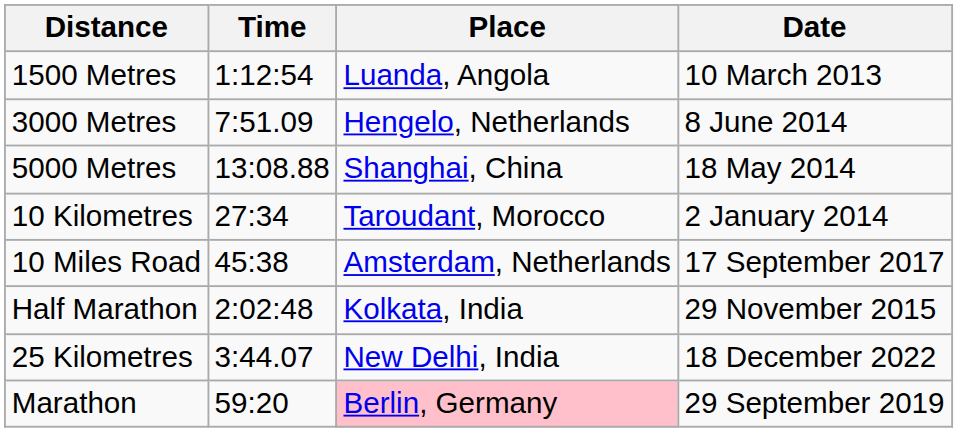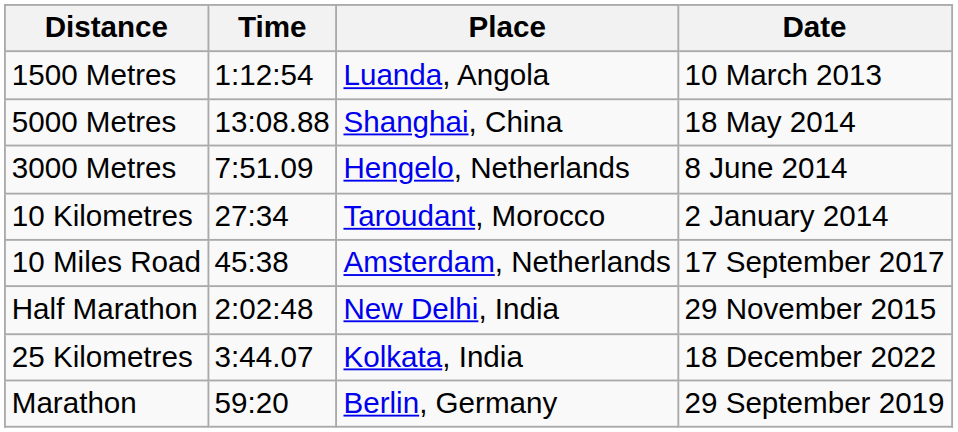rows swapped: (94, 121) <-> (94, 168)
(433, 309) Kolkata, India -> (451, 309) New Delhi, India
(451, 356) New Delhi, India -> (433, 356) Kolkata, India
(450, 403) pink background -> (450, 403) no background
